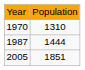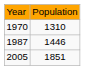(55, 42) 1444 -> (55, 42) 1446
